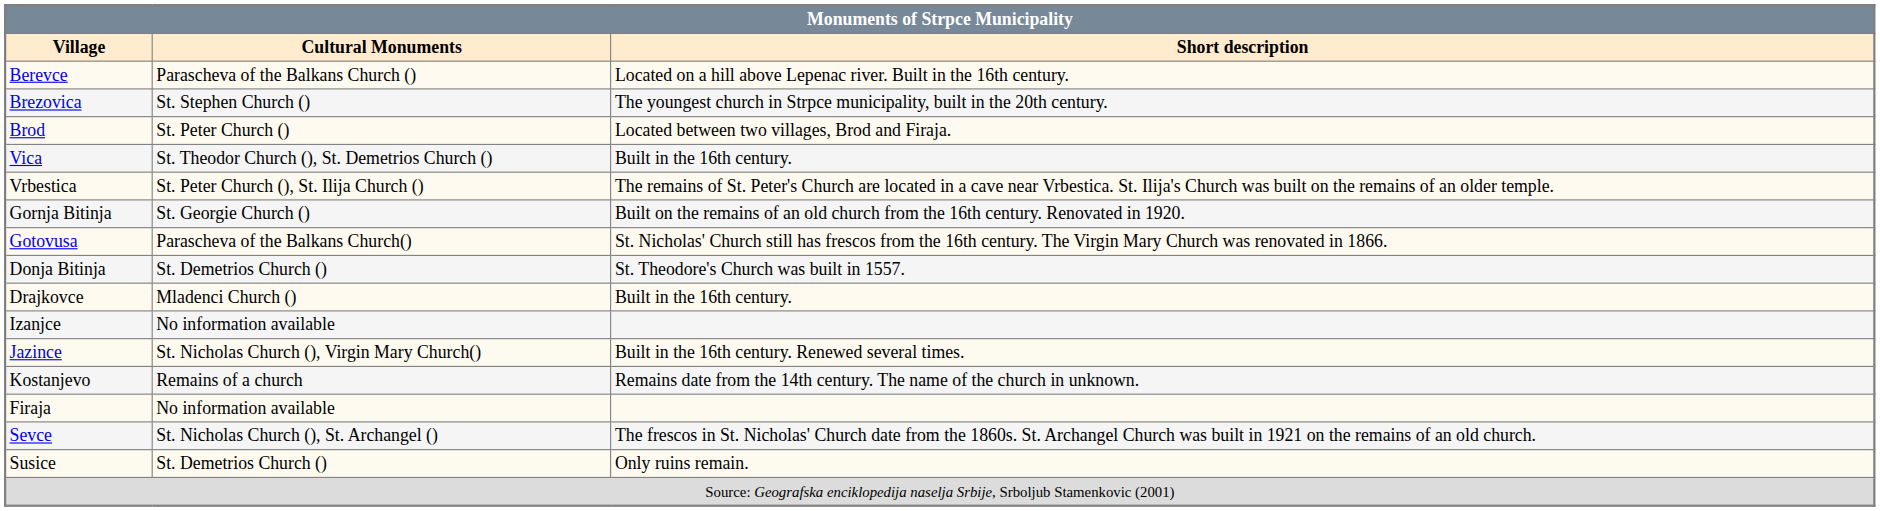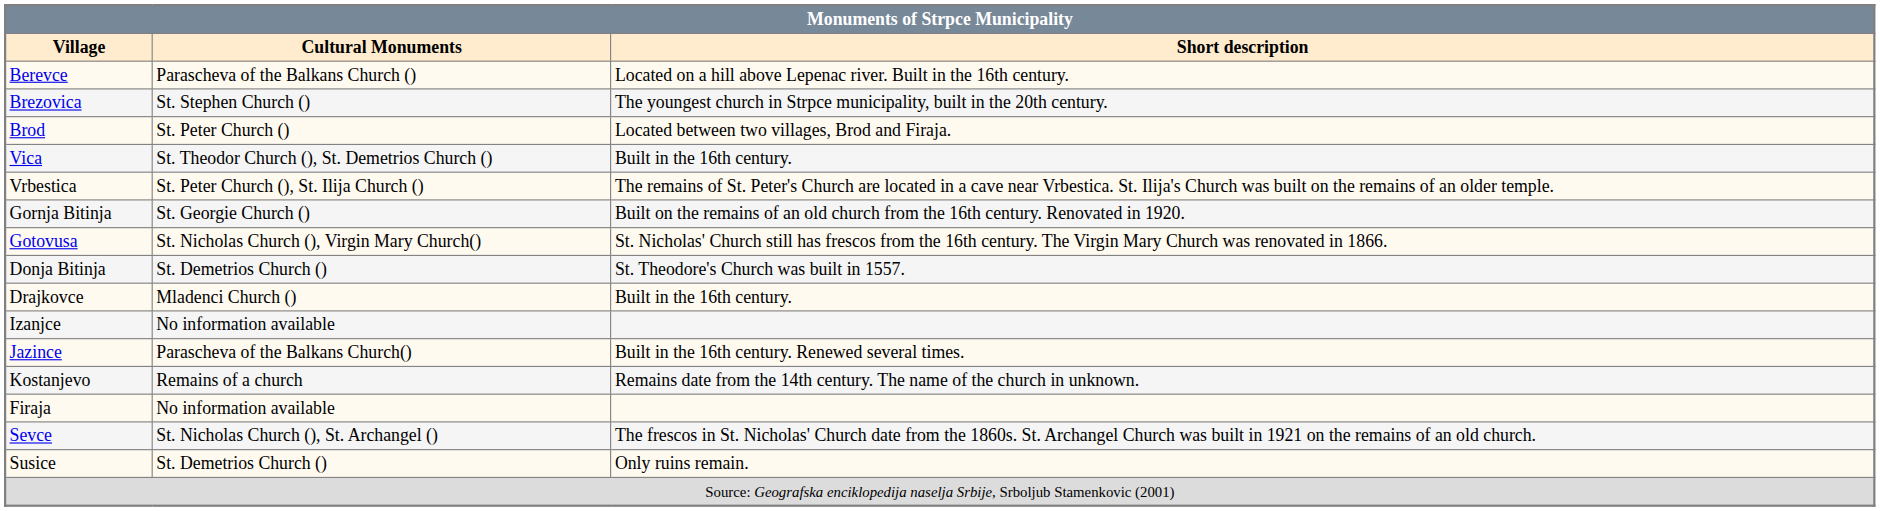(284, 241) Parascheva of the Balkans Church() -> (319, 241) St. Nicholas Church (), Virgin Mary Church()
(319, 352) St. Nicholas Church (), Virgin Mary Church() -> (284, 352) Parascheva of the Balkans Church()
